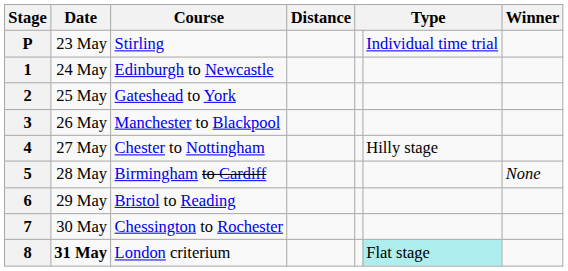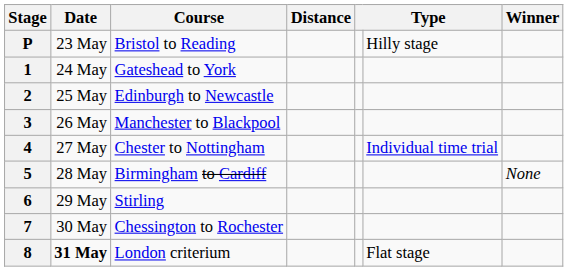(139, 43) Stirling -> (175, 43) Bristol to Reading
(432, 43) Individual time trial -> (402, 43) Hilly stage
(194, 69) Edinburgh to Newcastle -> (175, 69) Gateshead to York
(175, 95) Gateshead to York -> (194, 95) Edinburgh to Newcastle
(402, 148) Hilly stage -> (432, 148) Individual time trial
(175, 200) Bristol to Reading -> (139, 200) Stirling
(398, 252) paleturquoise background -> (398, 252) no background
